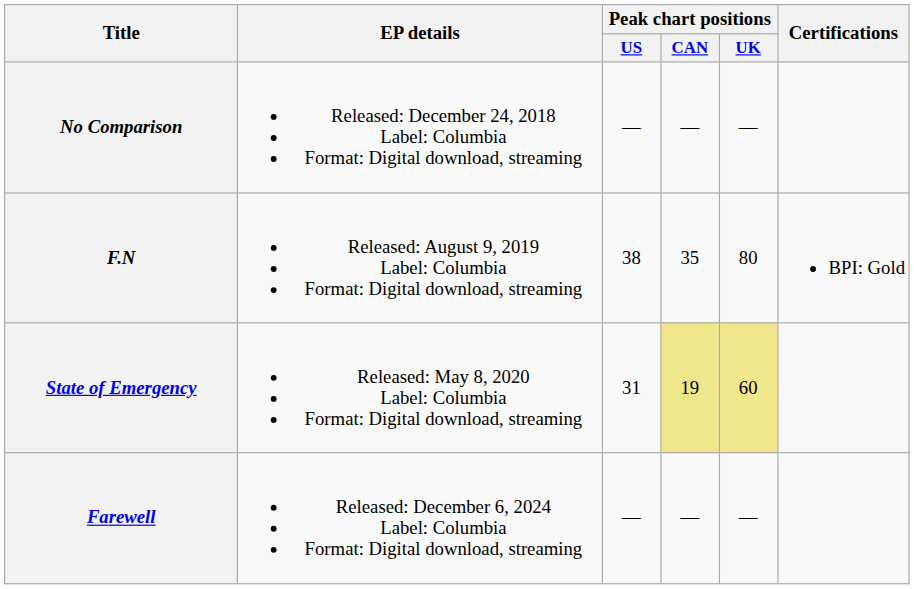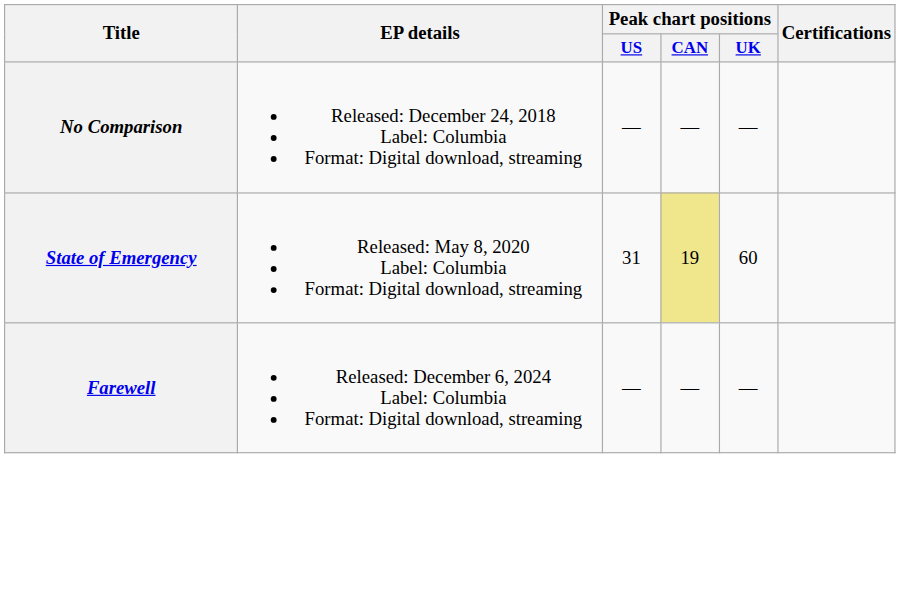- row: (121, 257)
(748, 387) khaki background -> (748, 257) no background
